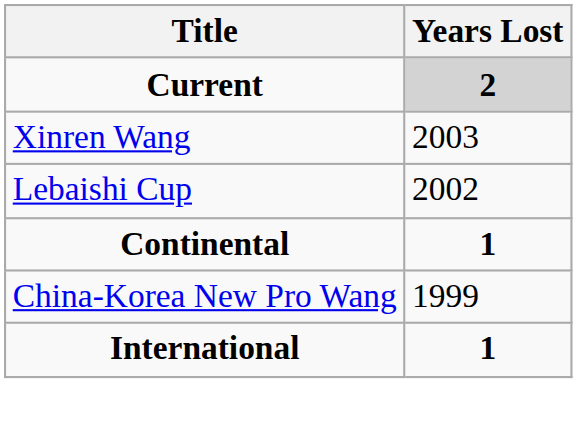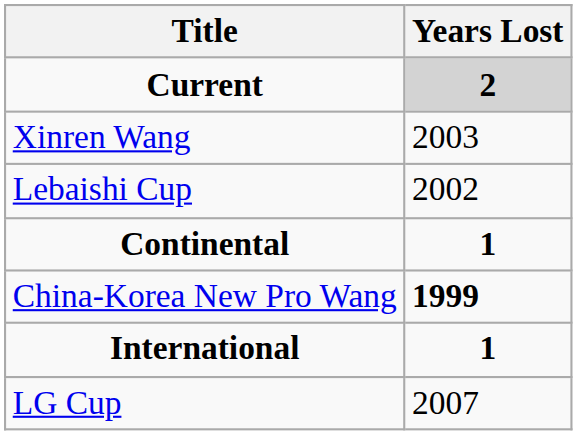(446, 296) normal -> (446, 296) bold
+ row: (67, 402)
